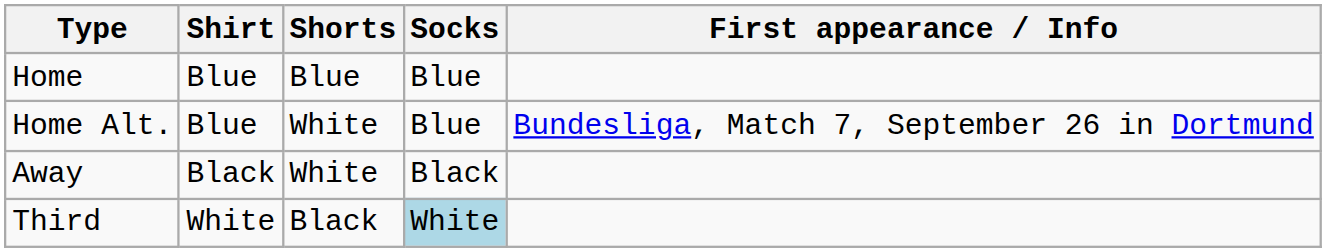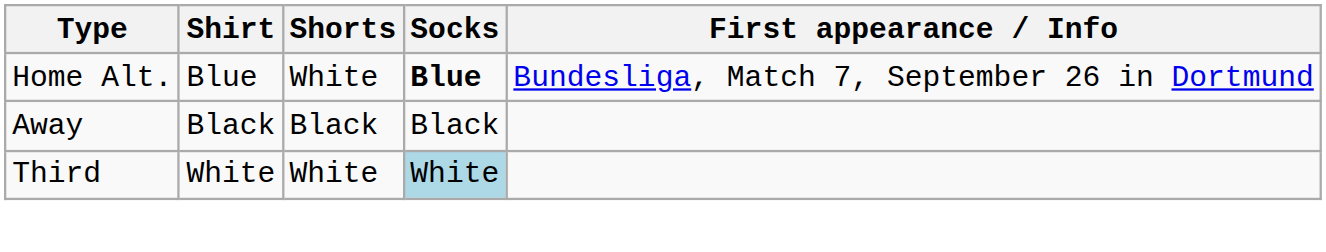- row: (48, 78)
(446, 126) normal -> (446, 78) bold
(334, 174) White -> (334, 126) Black
(334, 223) Black -> (334, 174) White
